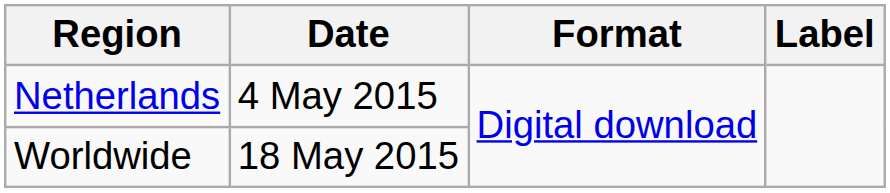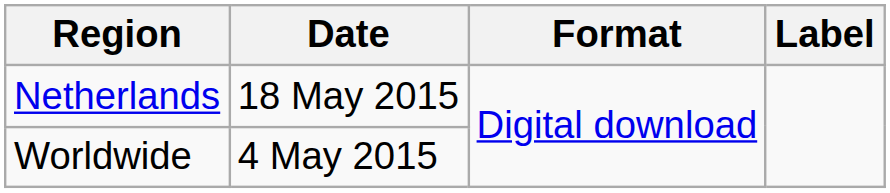(338, 95) 4 May 2015 -> (348, 95) 18 May 2015
(348, 156) 18 May 2015 -> (338, 156) 4 May 2015
